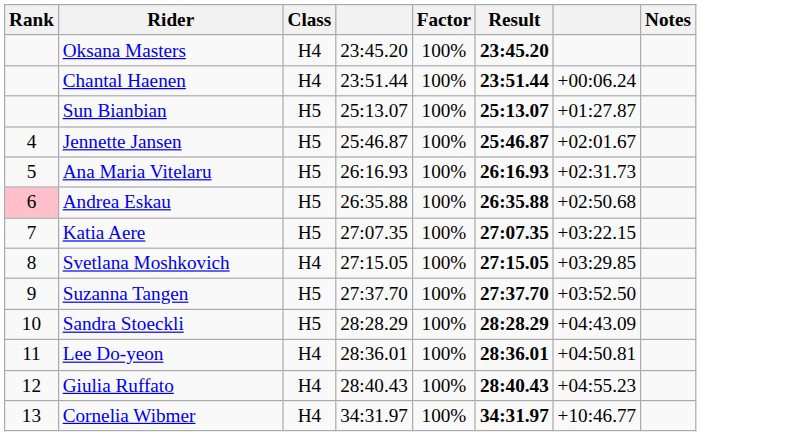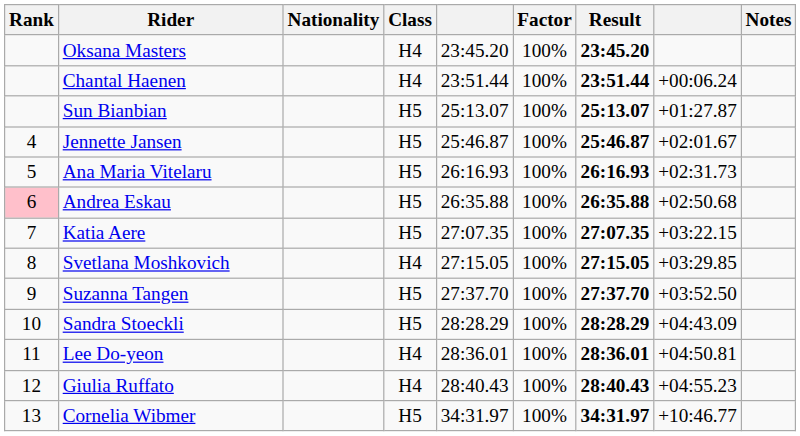+ column: (333, 19)
(309, 415) H4 -> (410, 415) H5
